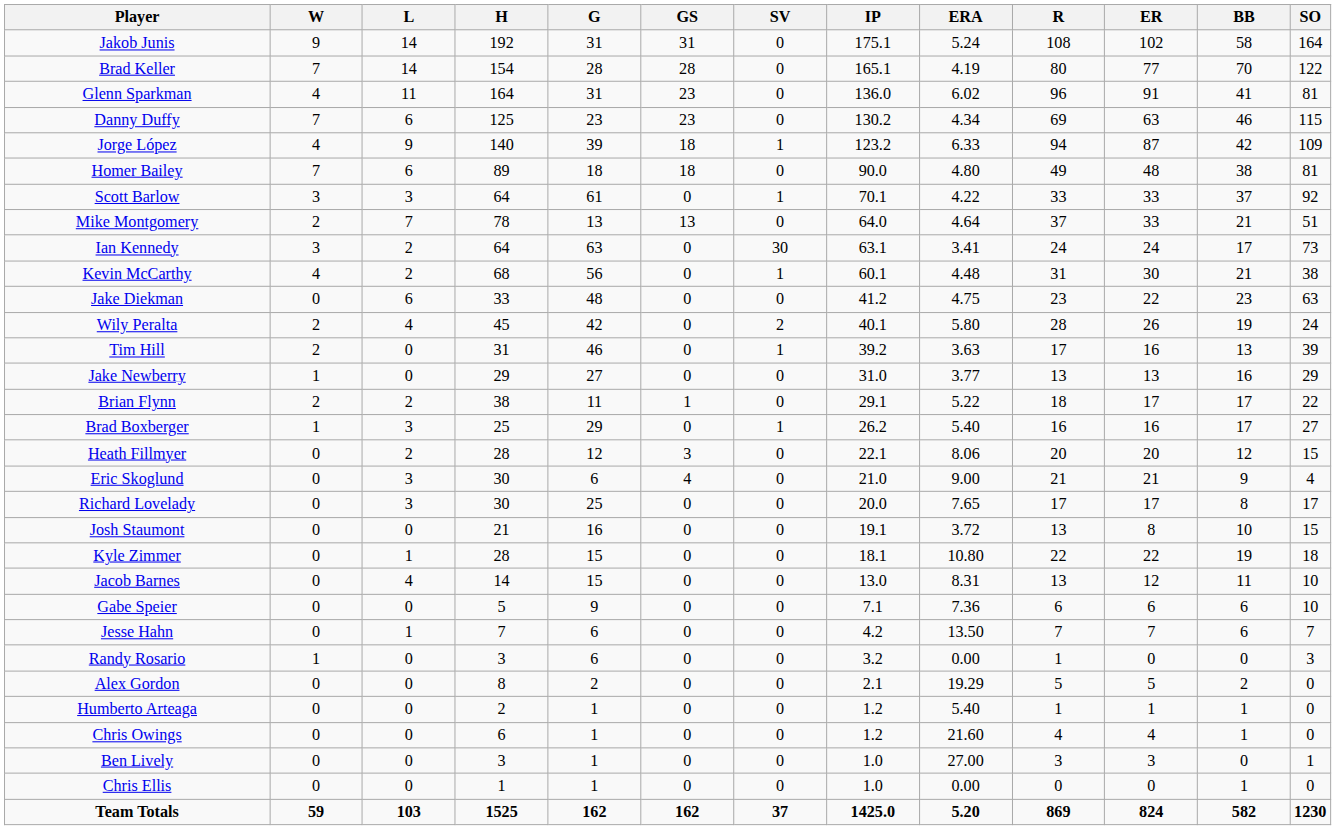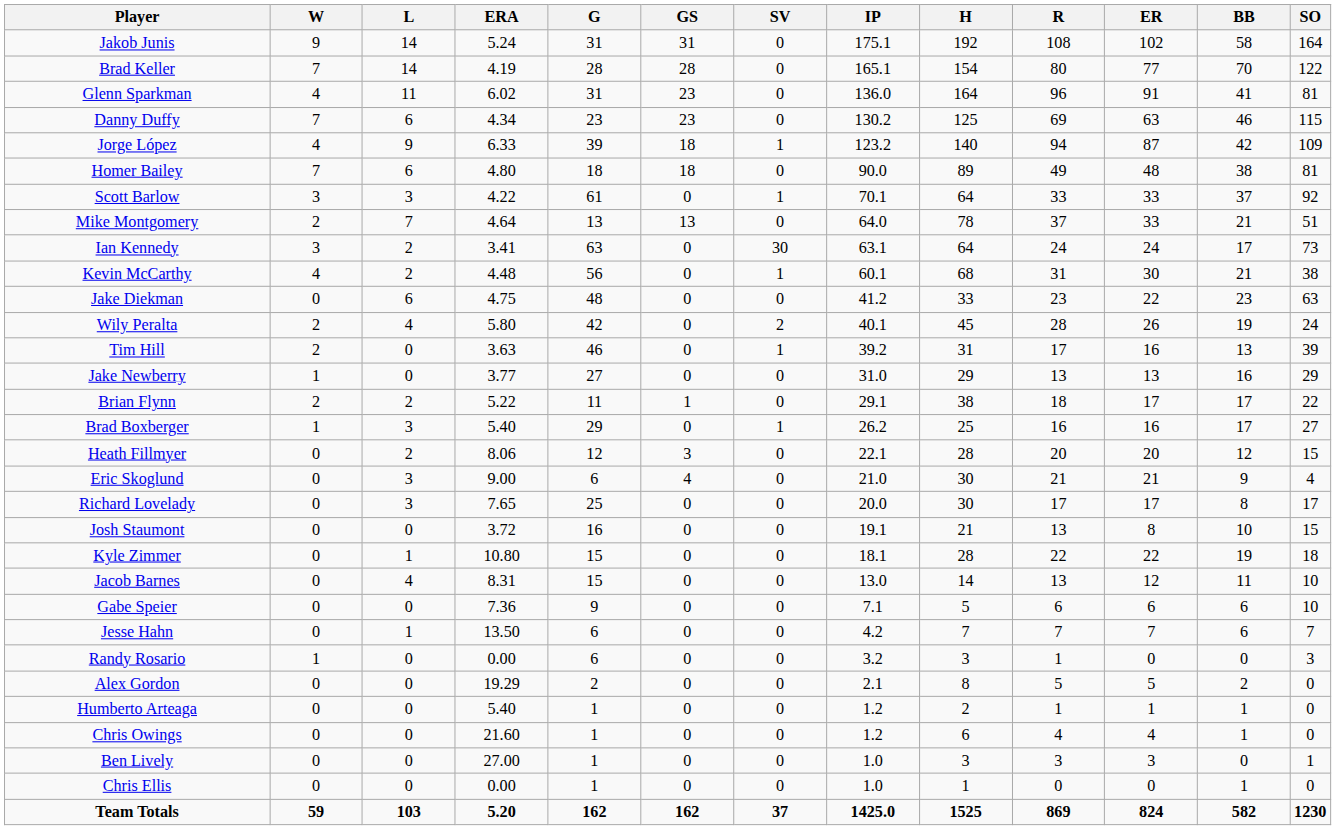columns swapped: (966, 17) <-> (502, 17)
